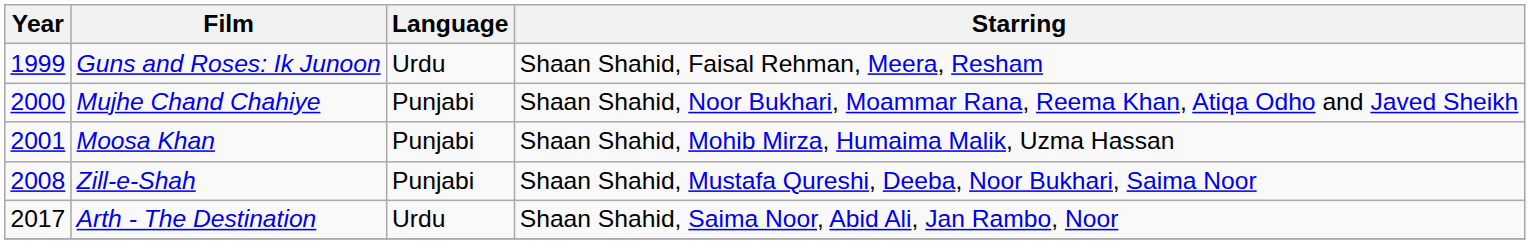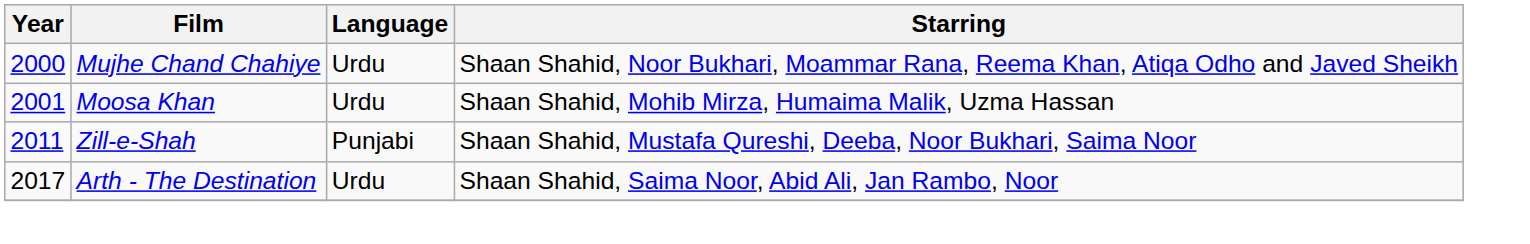- row: (229, 63)
(433, 102) Punjabi -> (359, 63) Urdu
(433, 141) Punjabi -> (359, 102) Urdu
(38, 180) 2008 -> (37, 141) 2011
